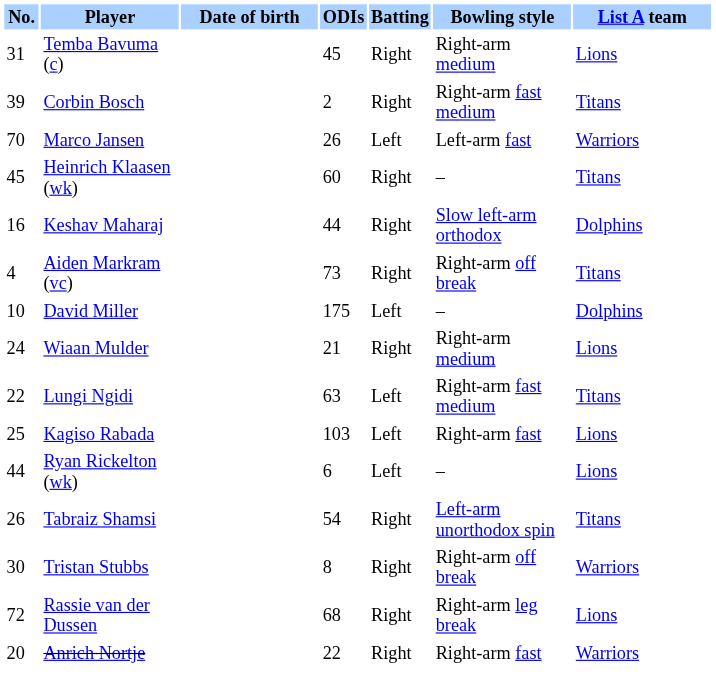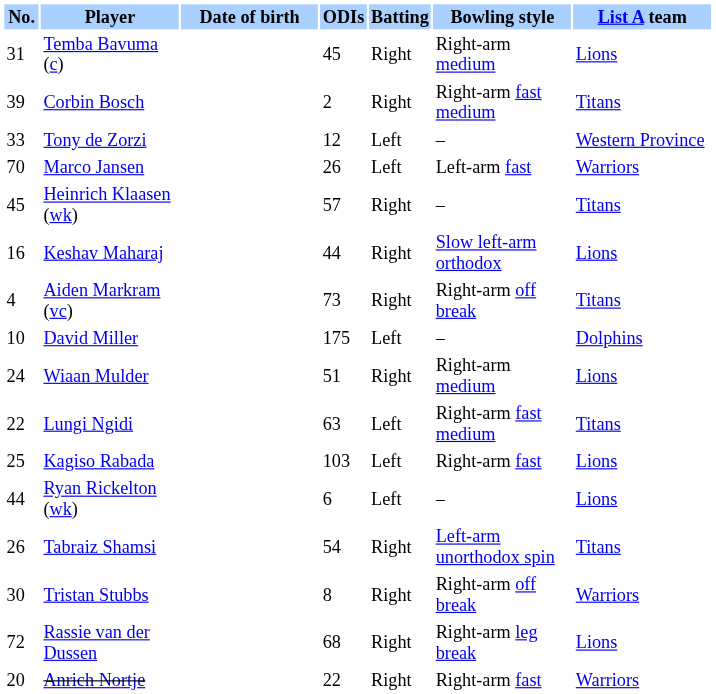+ row: (95, 139)
(332, 177) 60 -> (332, 204) 57
(609, 225) Dolphins -> (597, 252) Lions
(332, 348) 21 -> (332, 375) 51
